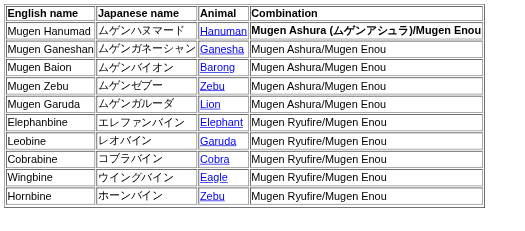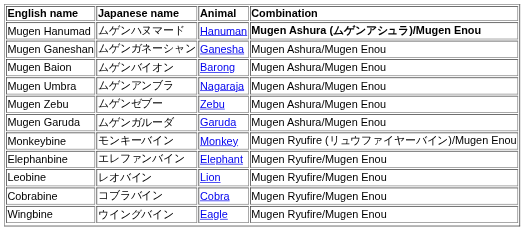+ row: (42, 86)
(210, 104) Lion -> (218, 122) Garuda
+ row: (37, 141)
(218, 141) Garuda -> (210, 177) Lion
- row: (29, 196)
